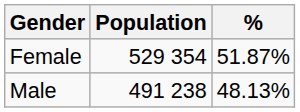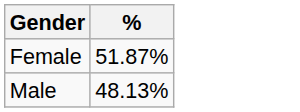- column: (151, 22)
